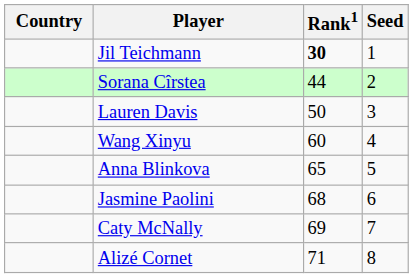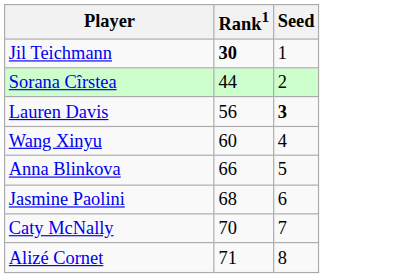- column: (49, 21)
(317, 111) 50 -> (228, 111) 56
(371, 111) normal -> (282, 111) bold
(317, 169) 65 -> (228, 169) 66
(317, 228) 69 -> (228, 228) 70
